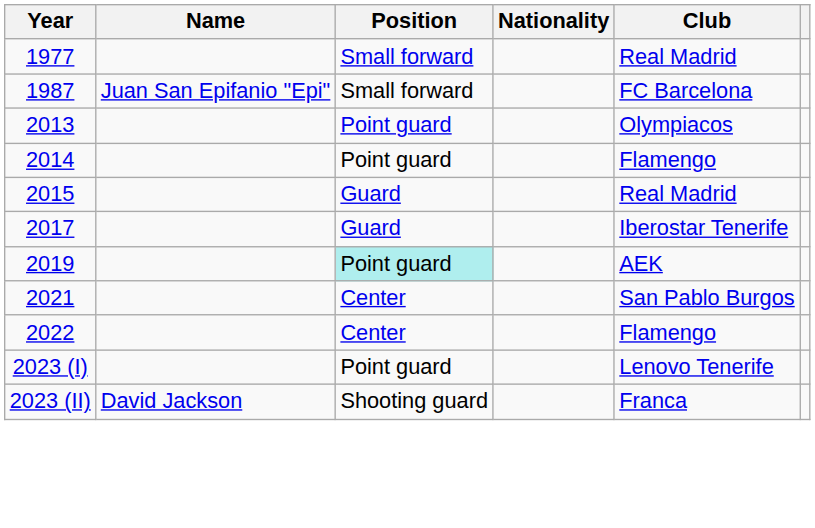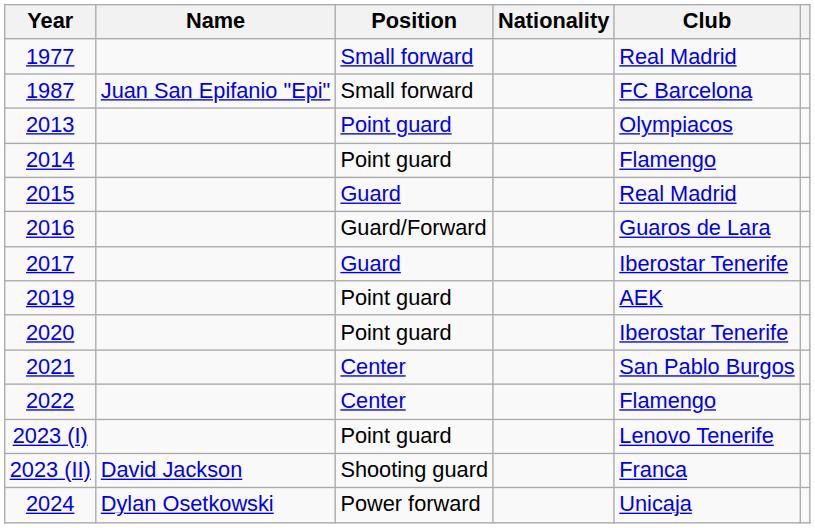+ row: (50, 228)
(396, 263) paleturquoise background -> (396, 297) no background
+ row: (50, 332)
+ row: (50, 504)
